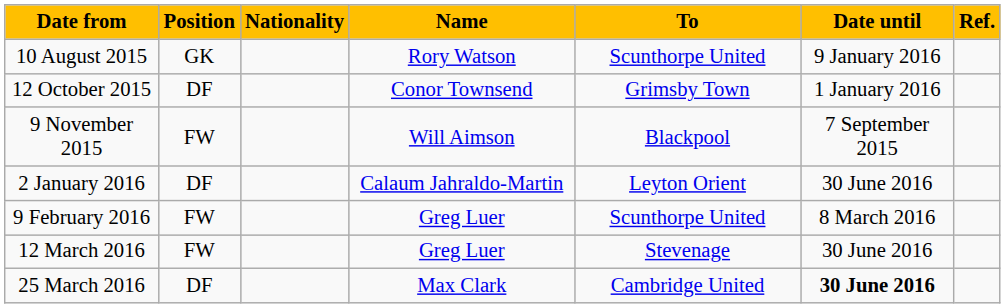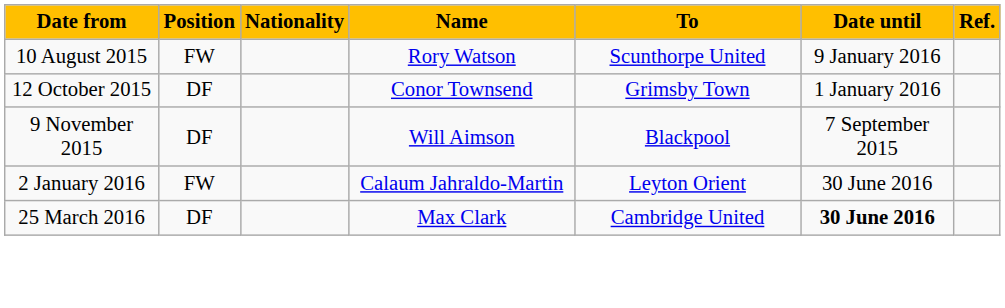(199, 56) GK -> (199, 56) FW
(199, 136) FW -> (199, 136) DF
(199, 183) DF -> (199, 183) FW
- row: (82, 217)
- row: (82, 251)
